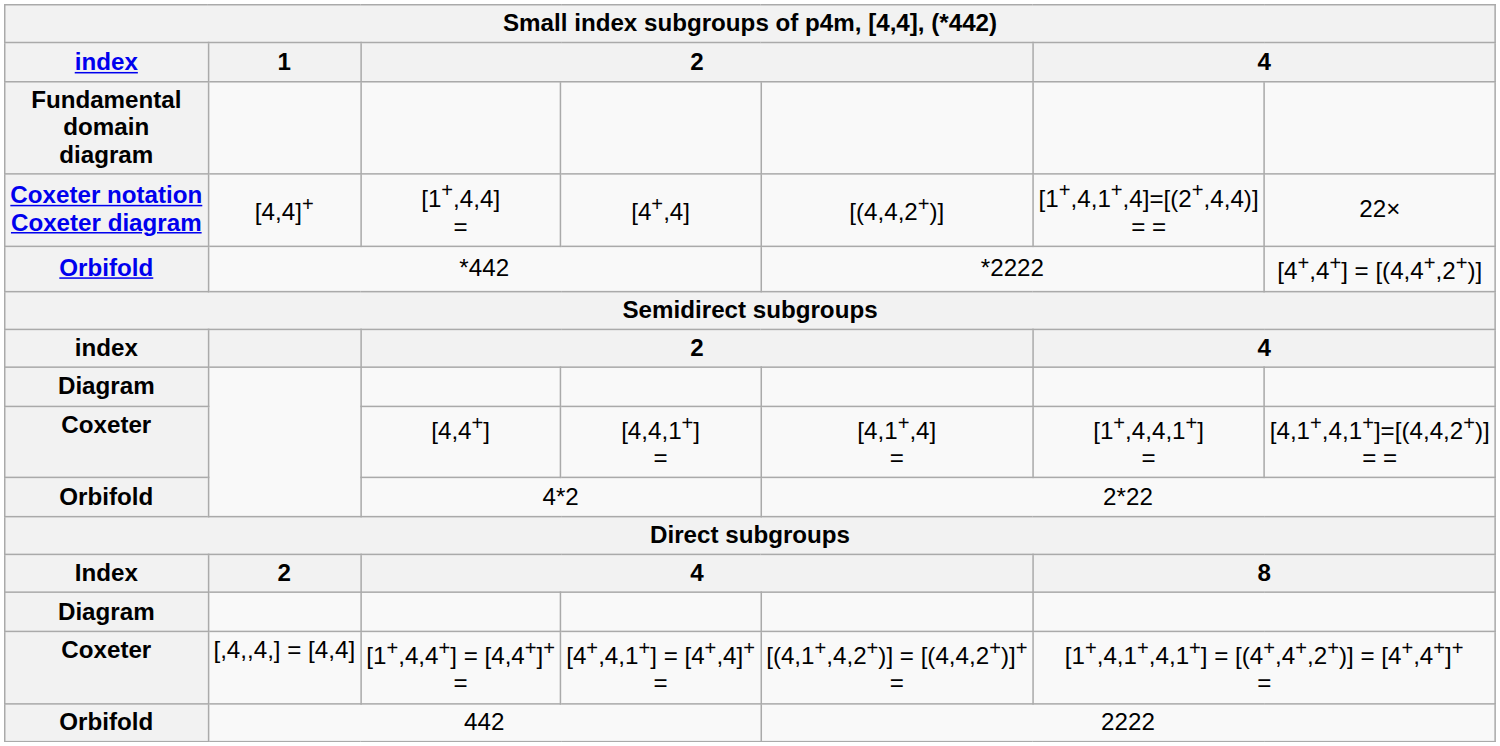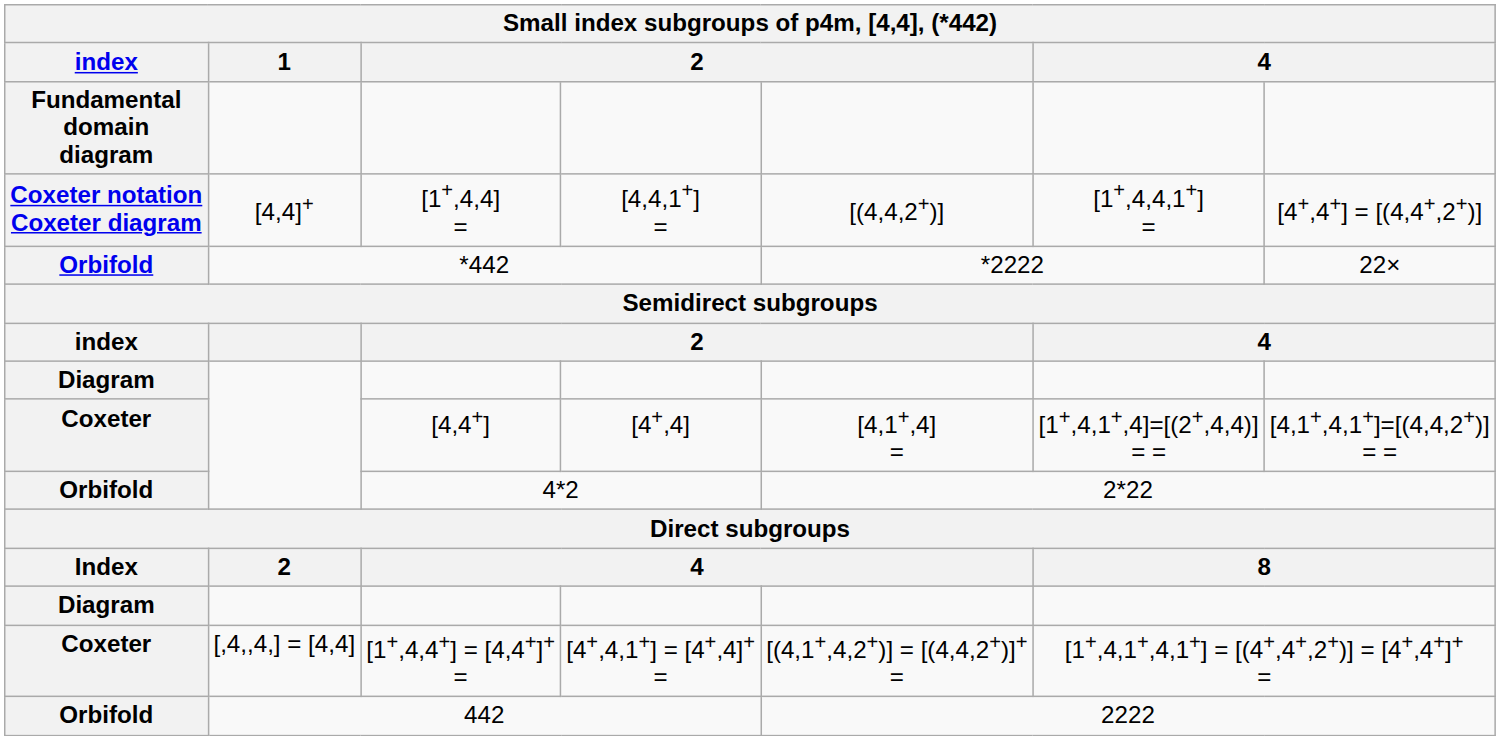(661, 209) [4+,4] -> (661, 209) [4,4,1+] =
(1149, 209) [1+,4,1+,4]=[(2+,4,4)] = = -> (1149, 209) [1+,4,4,1+] =
(1380, 209) 22× -> (1380, 209) [4+,4+] = [(4,4+,2+)]
(1380, 268) [4+,4+] = [(4,4+,2+)] -> (1380, 264) 22×
(661, 441) [4,4,1+] = -> (661, 421) [4+,4]
(1149, 441) [1+,4,4,1+] = -> (1149, 435) [1+,4,1+,4]=[(2+,4,4)] = =
